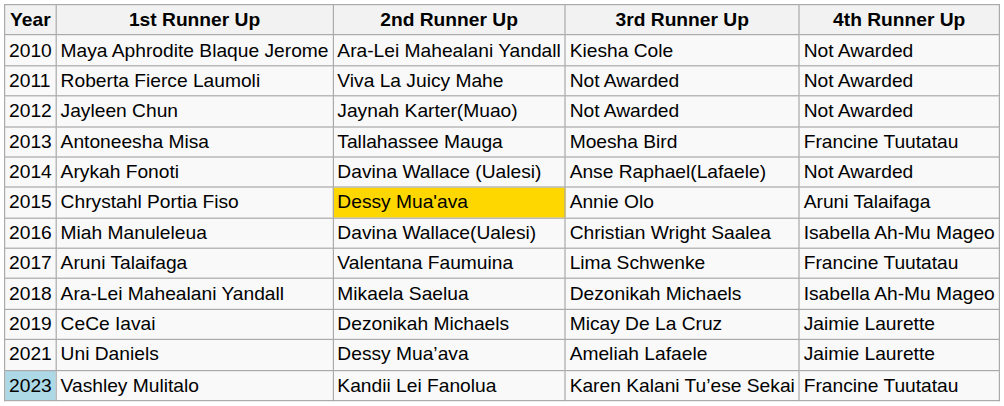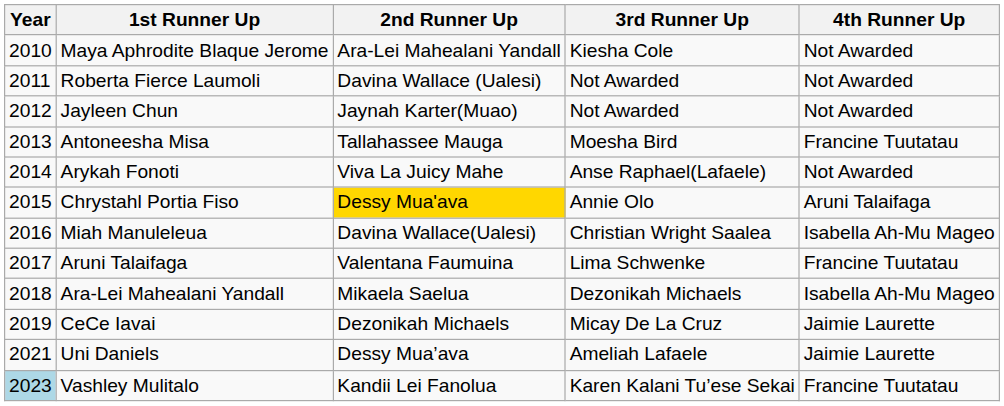(420, 80) Viva La Juicy Mahe -> (439, 80) Davina Wallace (Ualesi)
(439, 171) Davina Wallace (Ualesi) -> (420, 171) Viva La Juicy Mahe
